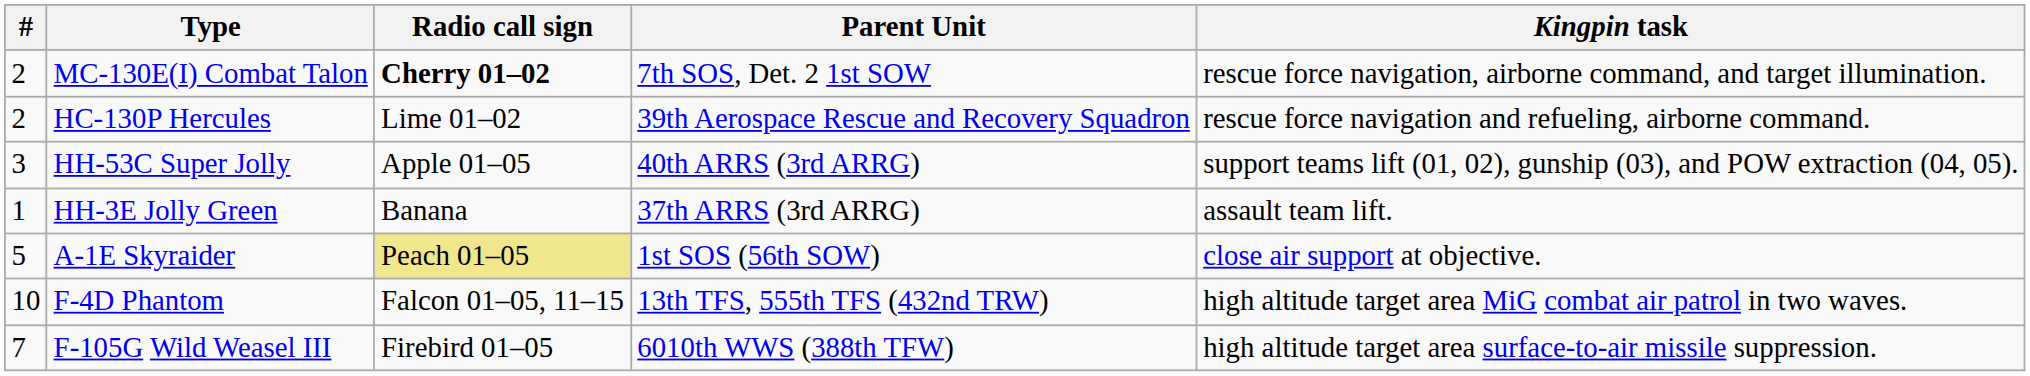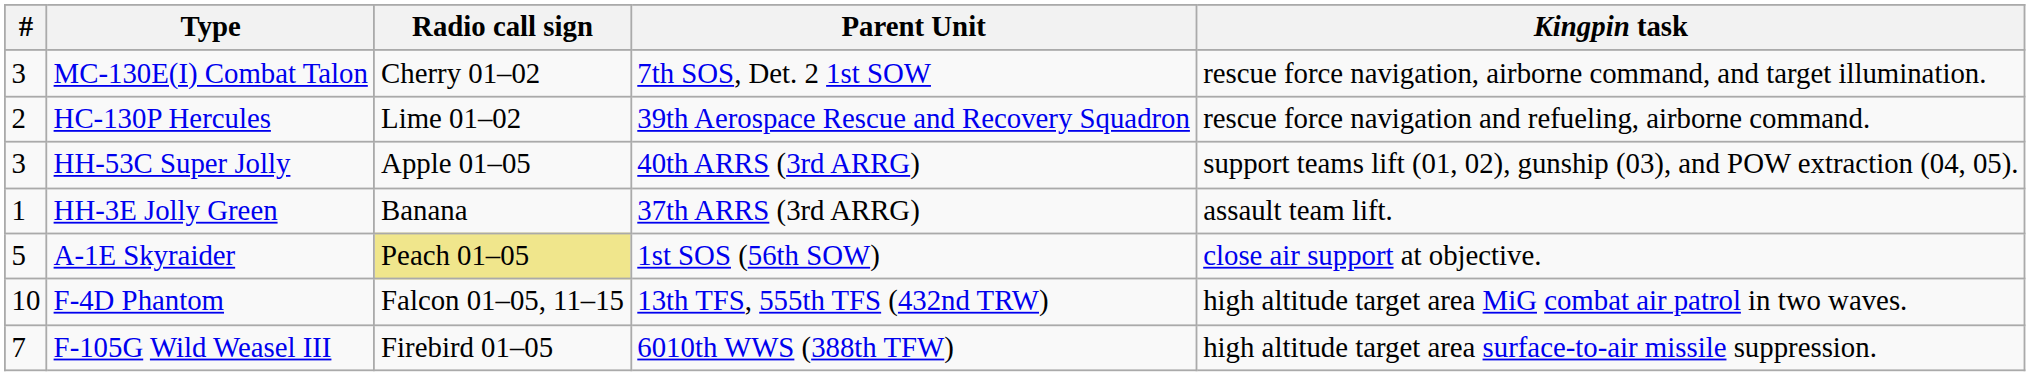(19, 73) 2 -> (19, 73) 3
(465, 73) bold -> (461, 73) normal
